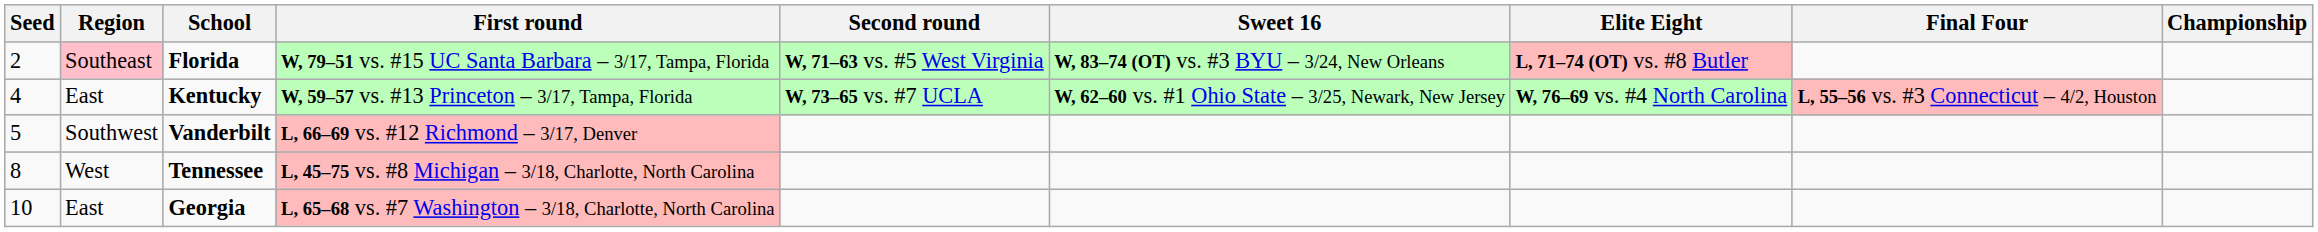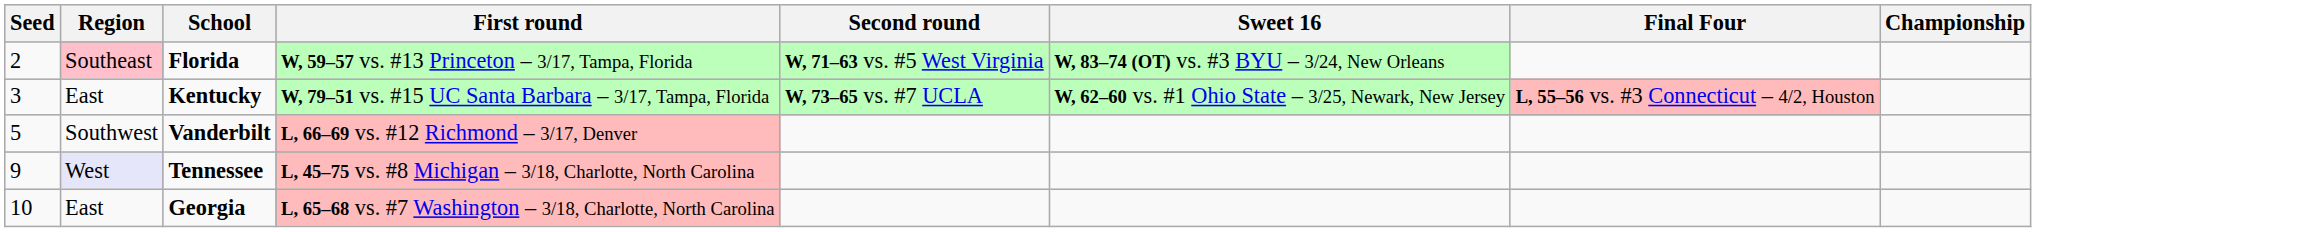- column: (1651, 23)
(525, 60) W, 79–51 vs. #15 UC Santa Barbara – 3/17, Tampa, Florida -> (487, 60) W, 59–57 vs. #13 Princeton – 3/17, Tampa, Florida
(16, 96) 4 -> (16, 96) 3
(487, 96) W, 59–57 vs. #13 Princeton – 3/17, Tampa, Florida -> (525, 96) W, 79–51 vs. #15 UC Santa Barbara – 3/17, Tampa, Florida
(16, 170) 8 -> (16, 170) 9
(87, 170) no background -> (87, 170) lavender background
